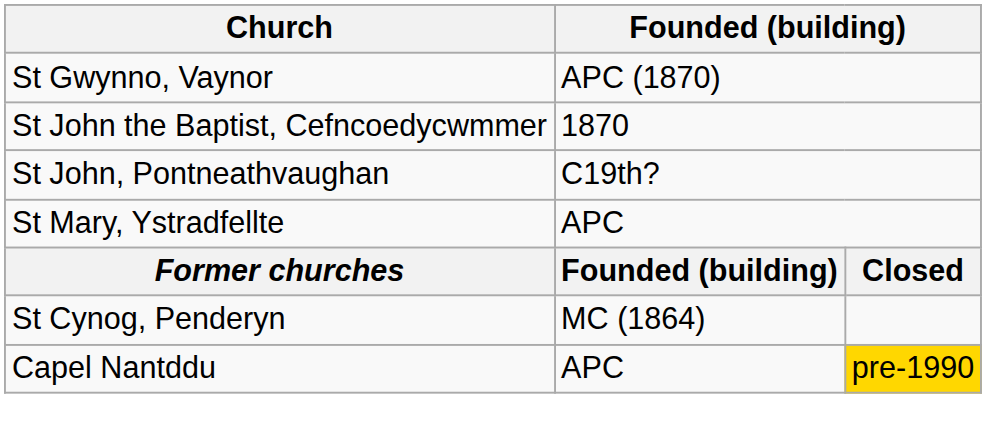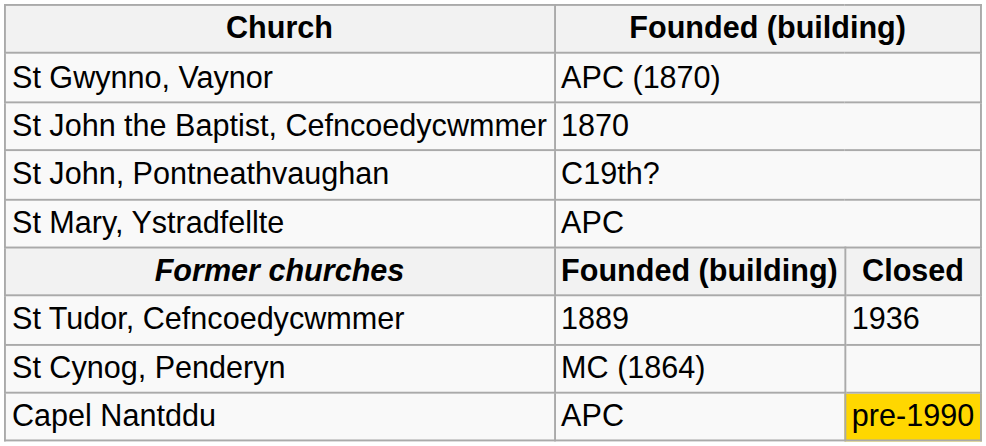+ row: (208, 319)
